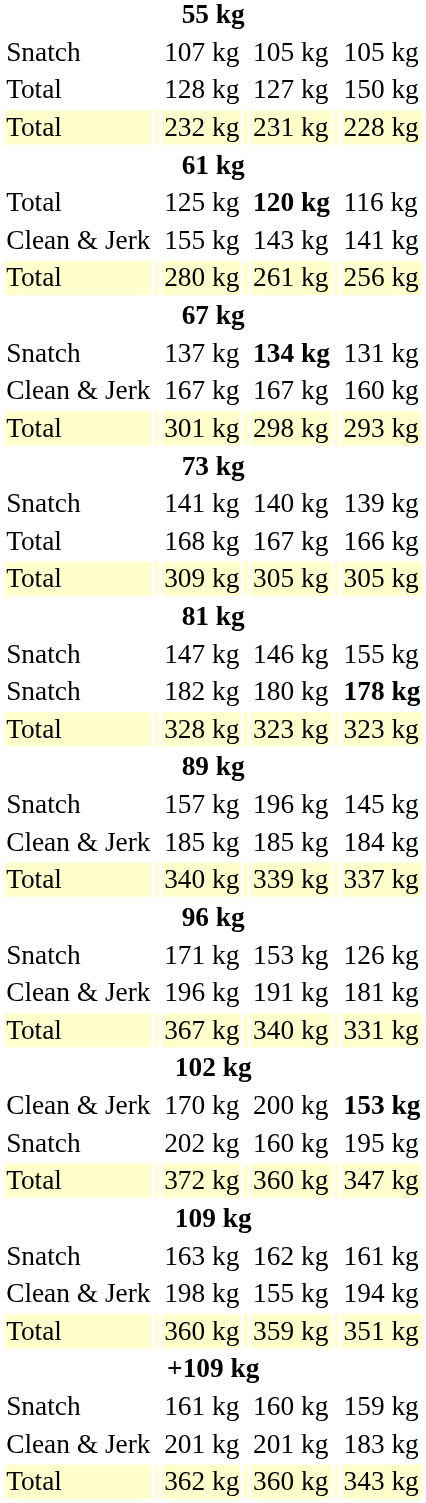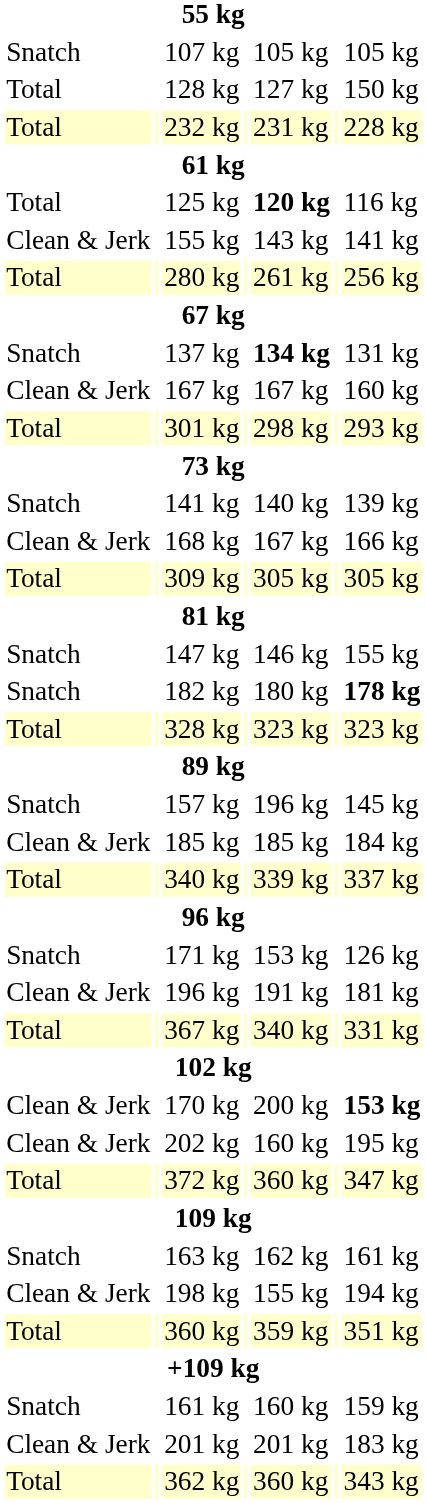(34, 540) Total -> (78, 540) Clean & Jerk
(43, 1142) Snatch -> (78, 1142) Clean & Jerk
